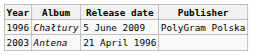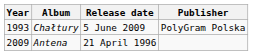(18, 27) 1996 -> (18, 27) 1993
(18, 42) 2003 -> (18, 42) 2009
